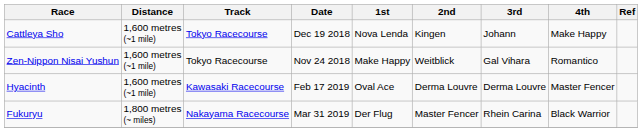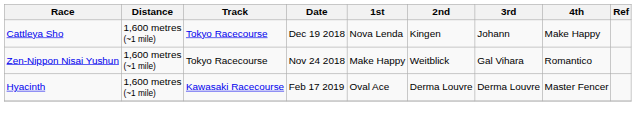- row: (25, 114)
